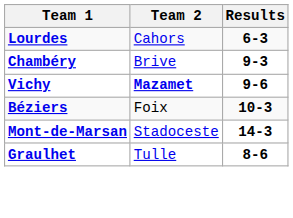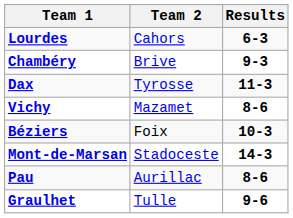+ row: (21, 85)
(163, 85) bold -> (163, 108) normal
(255, 85) 9-6 -> (255, 108) 8-6
+ row: (21, 178)
(255, 155) 8-6 -> (255, 201) 9-6
